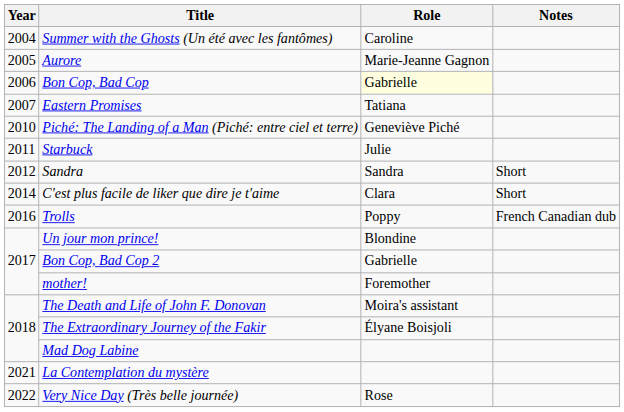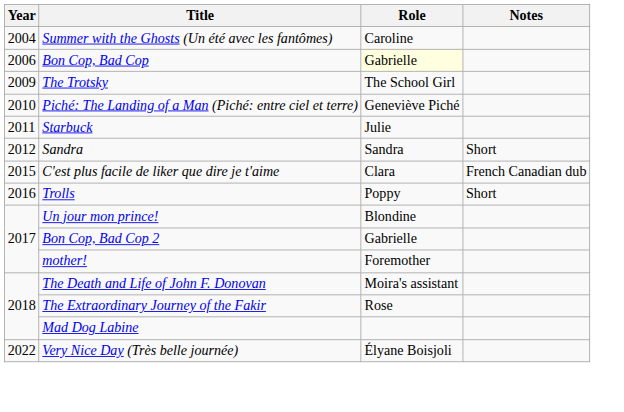- row: (62, 60)
- row: (92, 104)
+ row: (75, 82)
(22, 194) 2014 -> (22, 171) 2015
(511, 194) Short -> (526, 171) French Canadian dub
(556, 216) French Canadian dub -> (481, 194) Short
(408, 328) Élyane Boisjoli -> (379, 305) Rose
- row: (126, 372)
(379, 395) Rose -> (408, 350) Élyane Boisjoli
